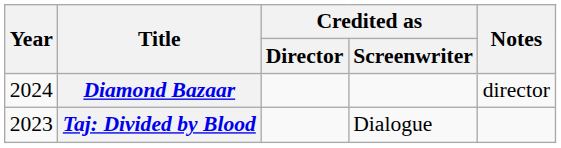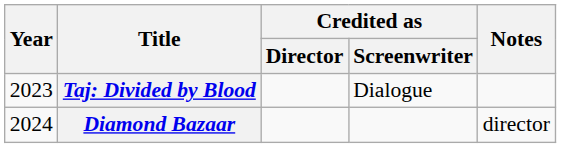rows swapped: (159, 124) <-> (159, 90)
